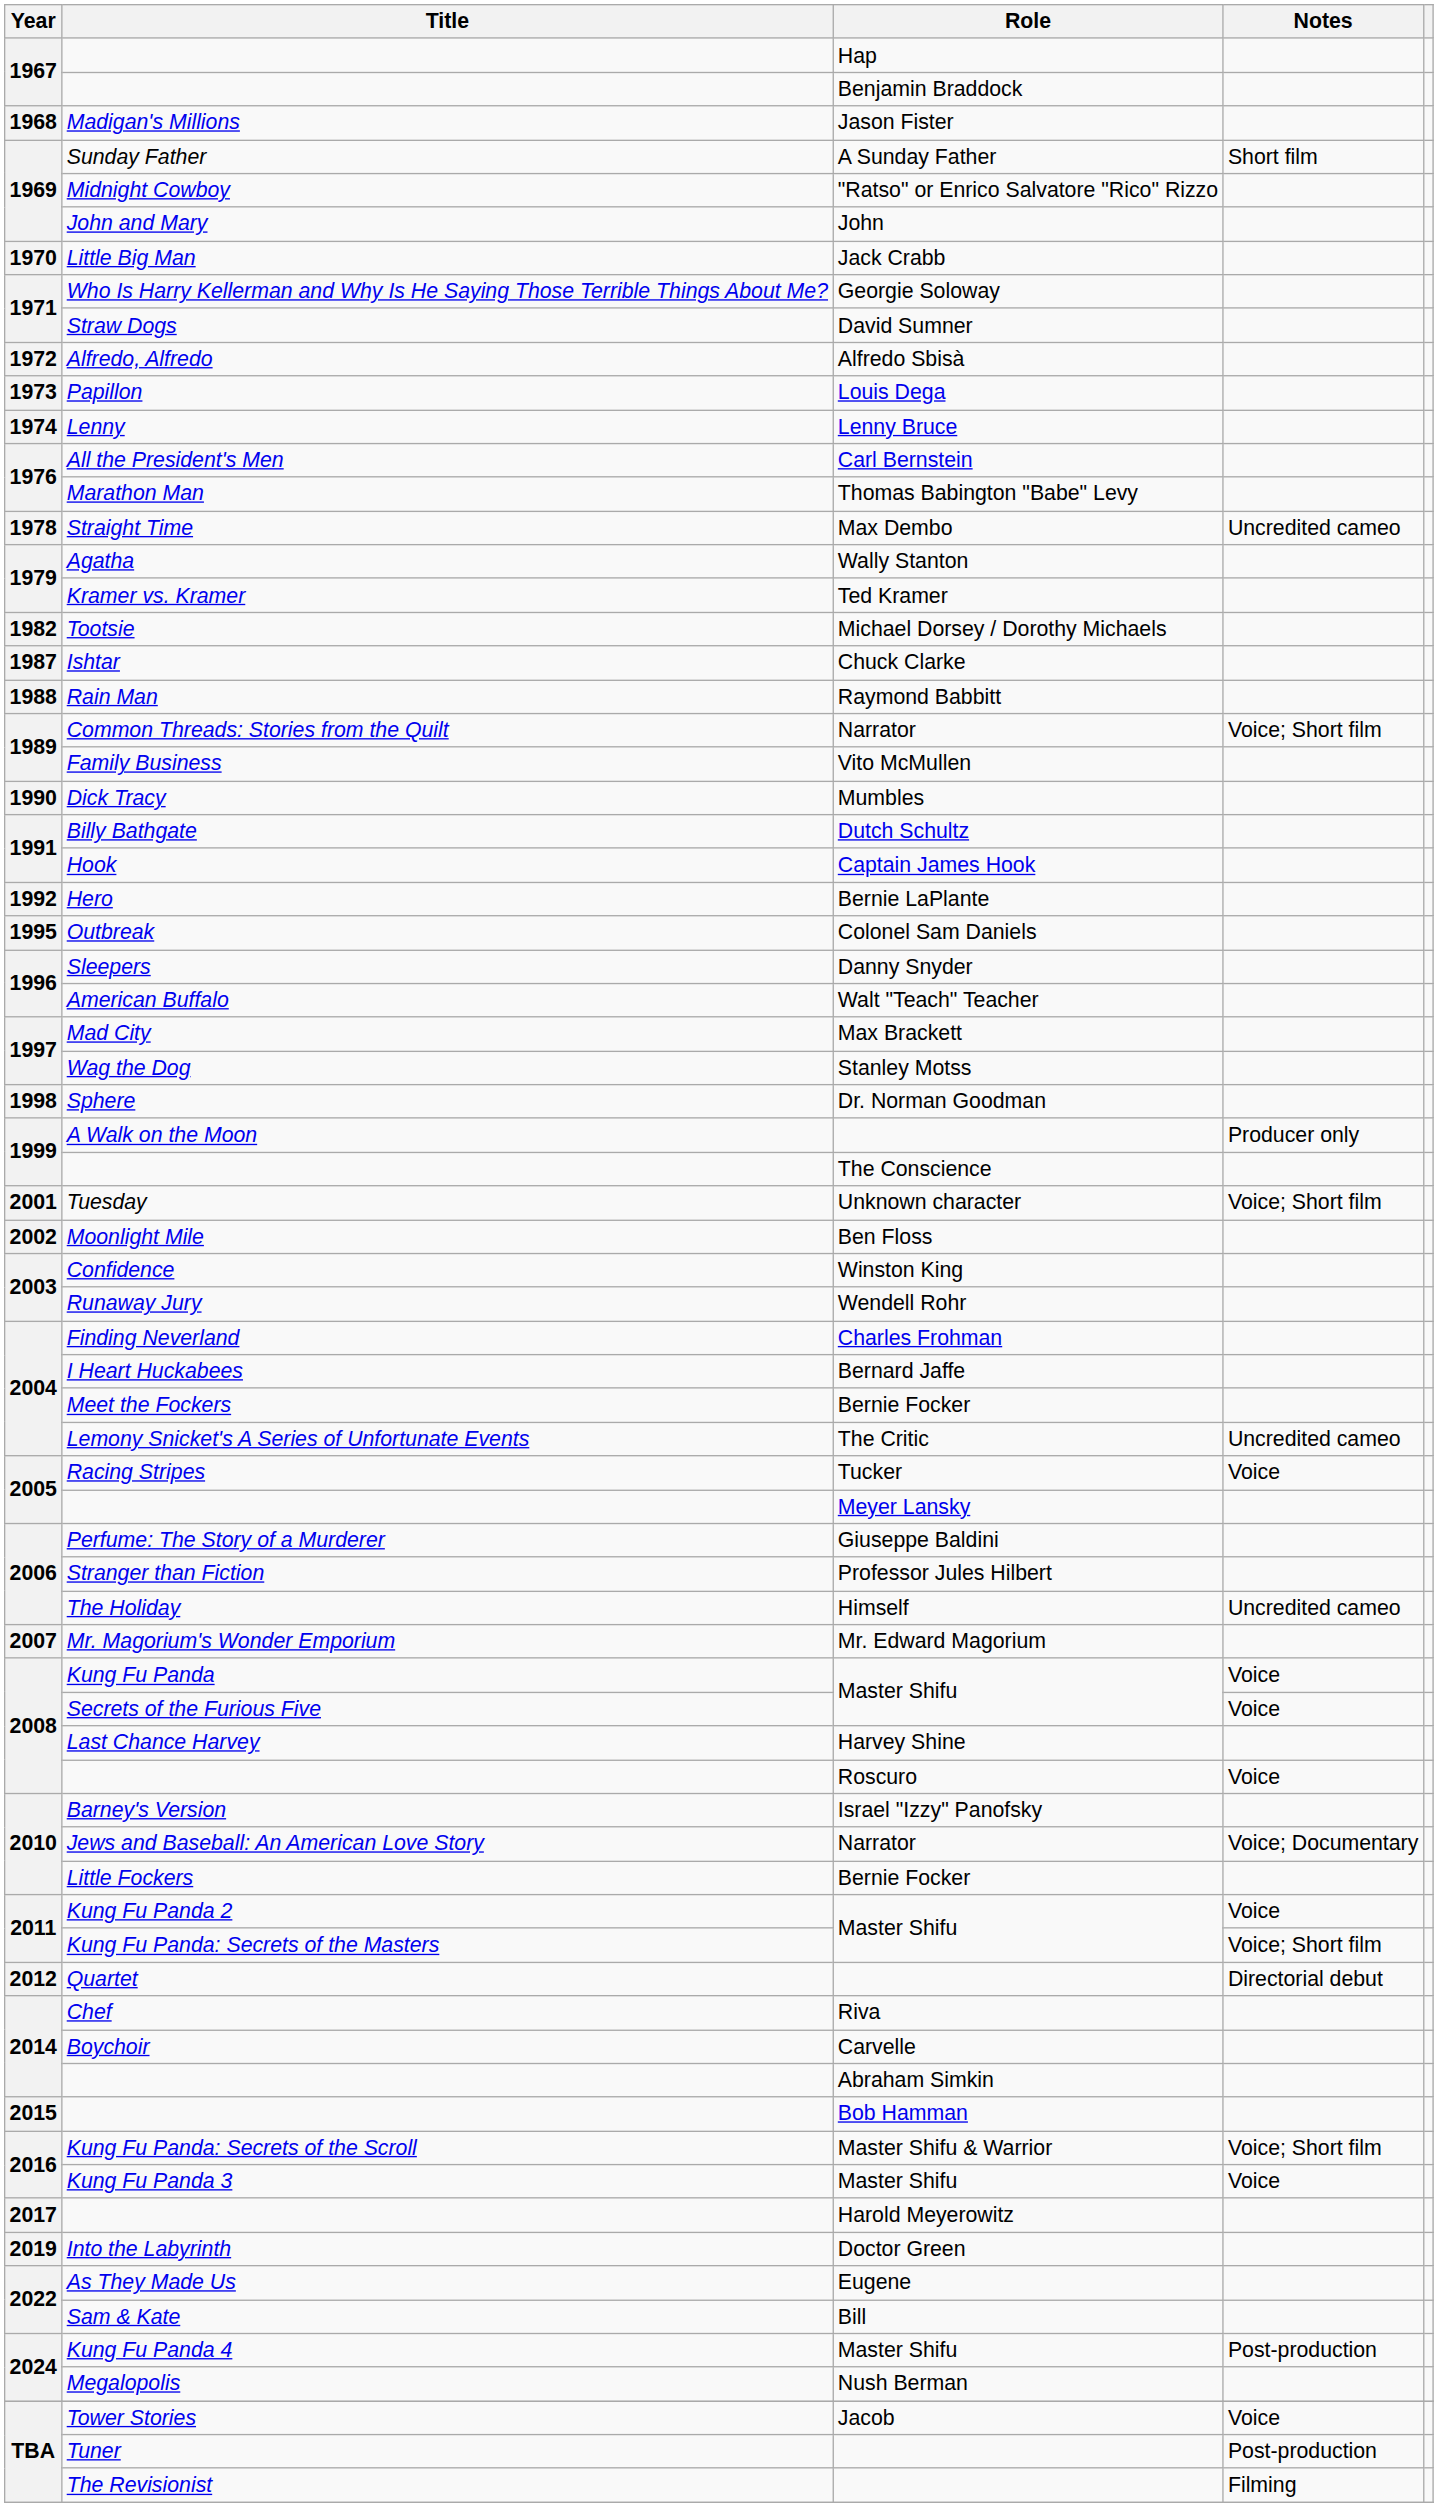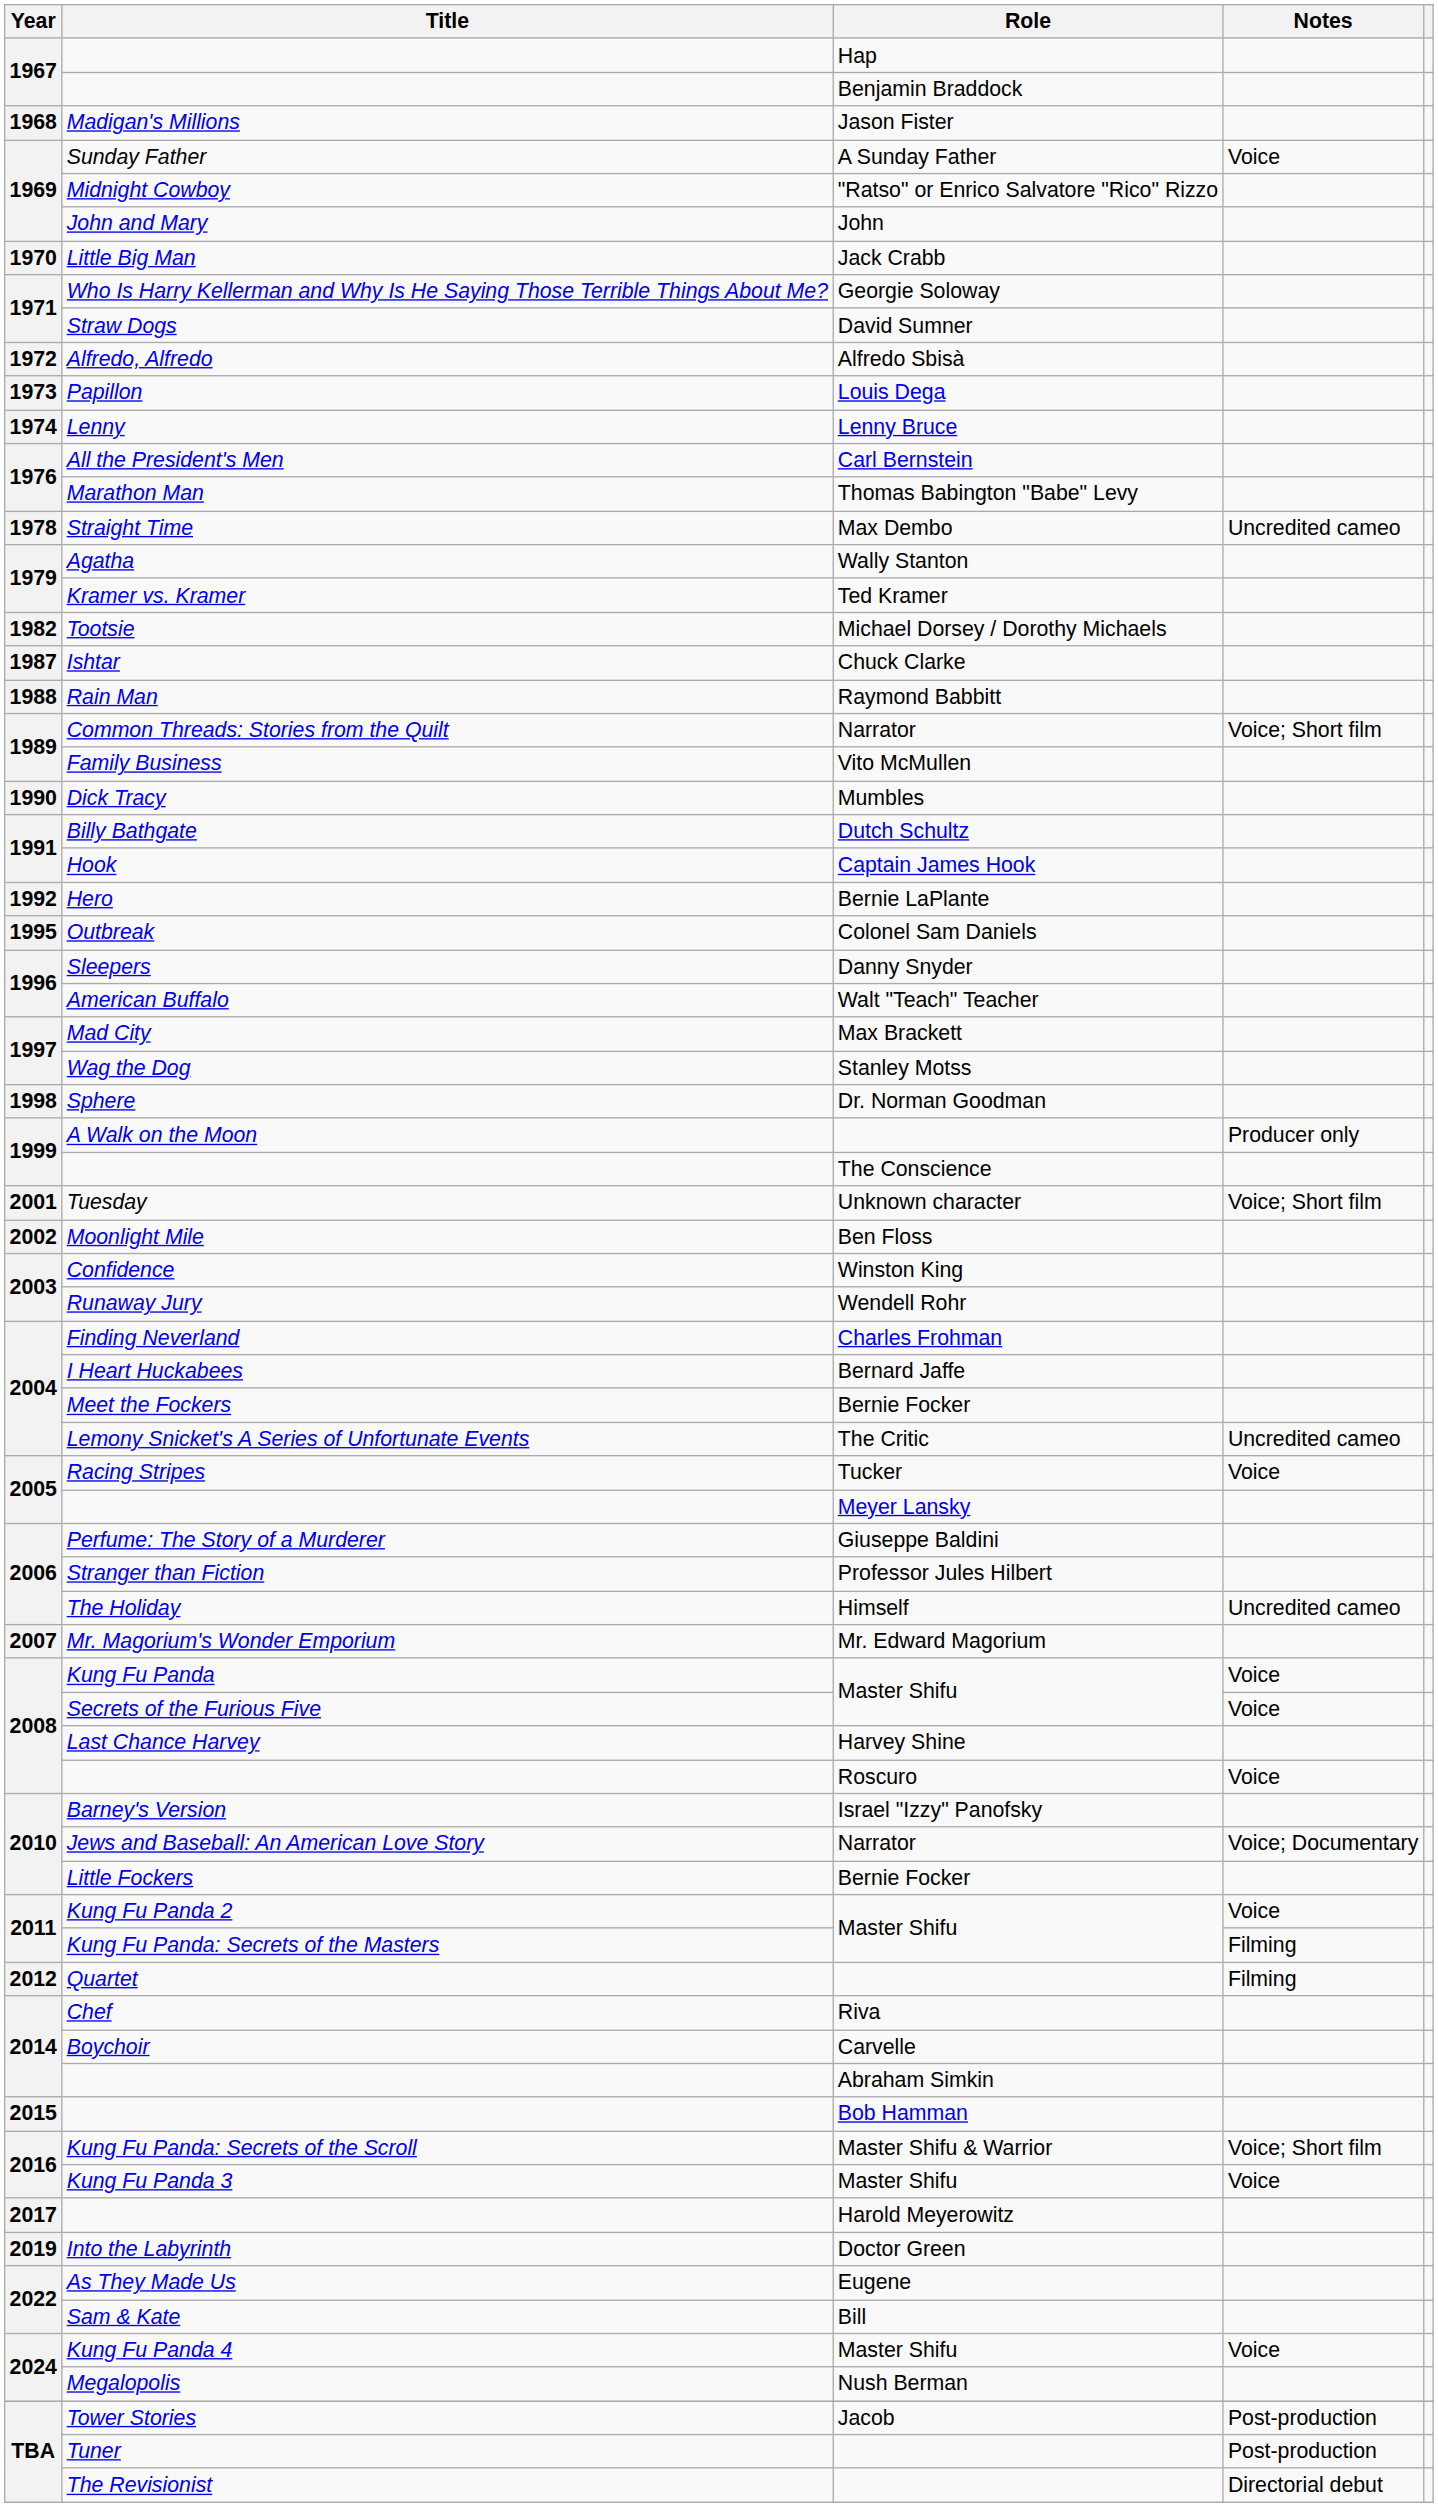(1273, 156) Short film -> (1254, 156) Voice
(1305, 1945) Voice; Short film -> (1262, 1945) Filming
(1305, 1978) Directorial debut -> (1262, 1978) Filming
(1302, 2350) Post-production -> (1254, 2350) Voice
(1254, 2417) Voice -> (1302, 2417) Post-production
(1262, 2485) Filming -> (1305, 2485) Directorial debut
